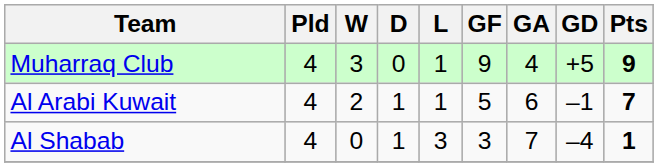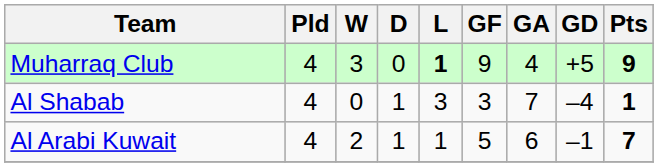(441, 63) normal -> (441, 63) bold
rows swapped: (93, 102) <-> (67, 141)
